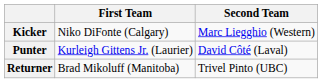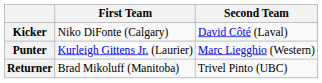(256, 31) Marc Liegghio (Western) -> (243, 31) David Côté (Laval)
(243, 50) David Côté (Laval) -> (256, 50) Marc Liegghio (Western)
